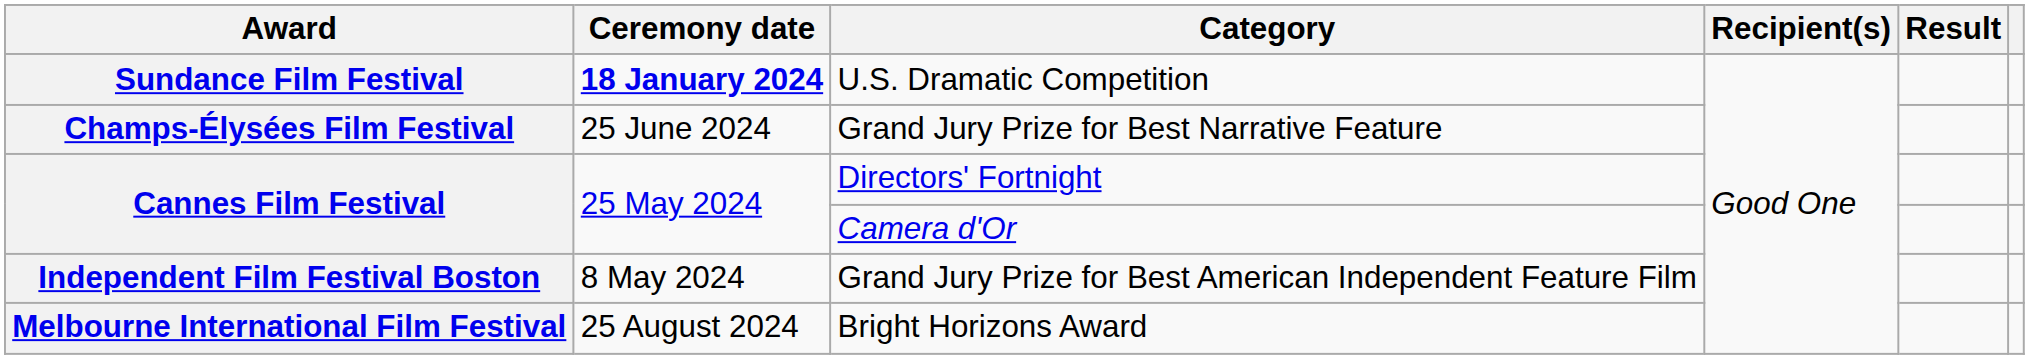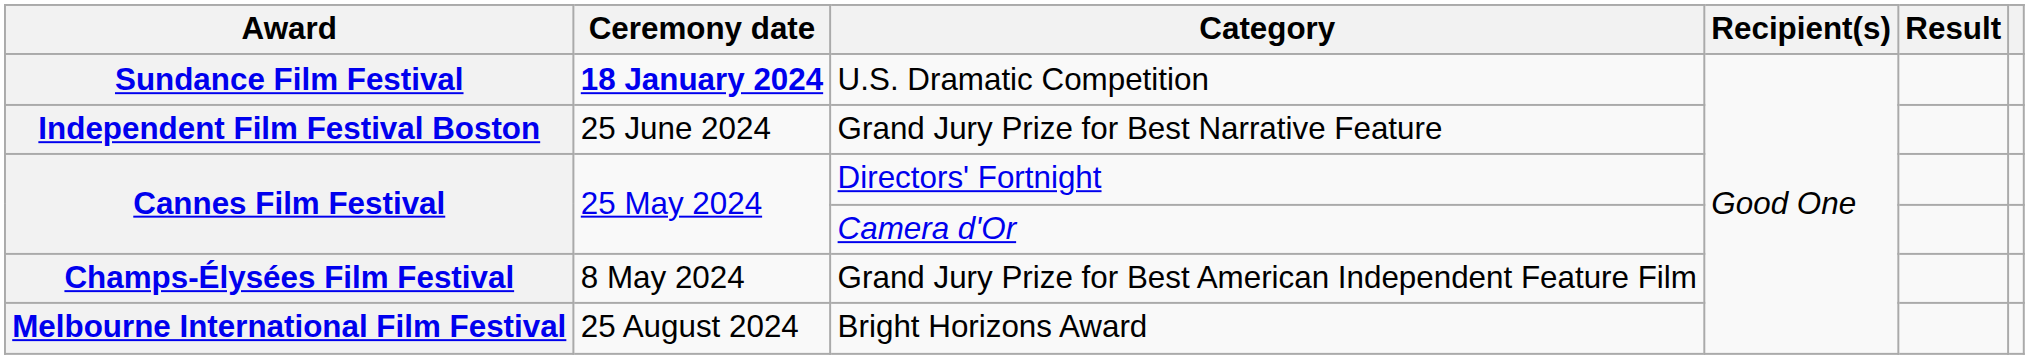(289, 128) Champs-Élysées Film Festival -> (289, 128) Independent Film Festival Boston
(289, 278) Independent Film Festival Boston -> (289, 278) Champs-Élysées Film Festival
